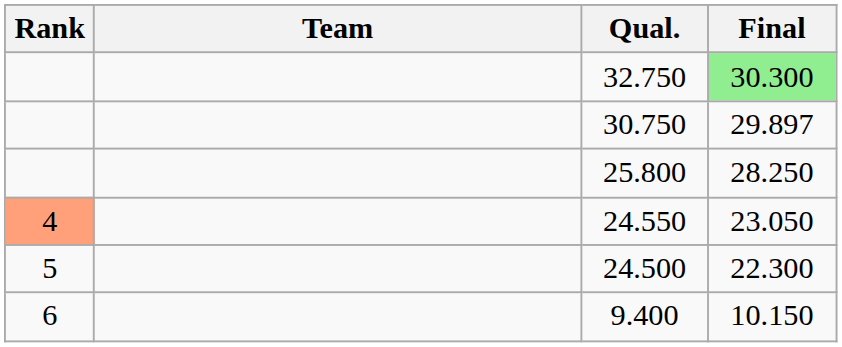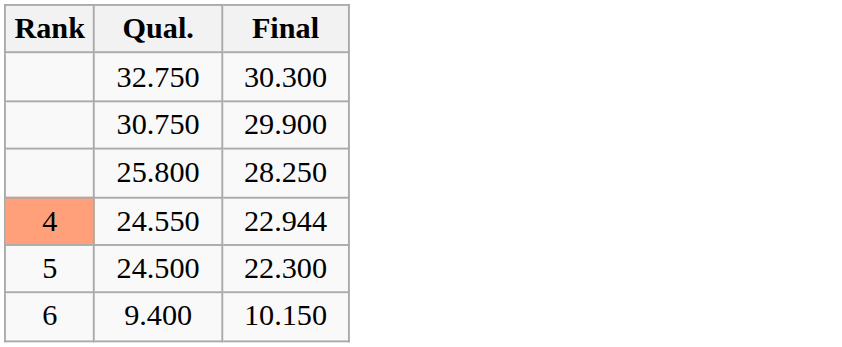- column: (338, 28)
(772, 76) lightgreen background -> (285, 76) no background
(772, 124) 29.897 -> (285, 124) 29.900
(772, 220) 23.050 -> (285, 220) 22.944
